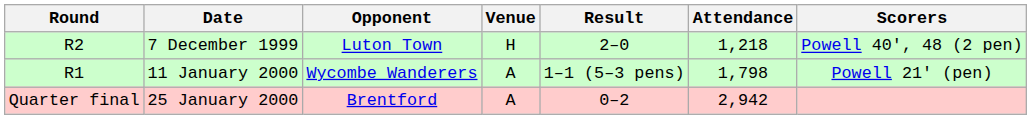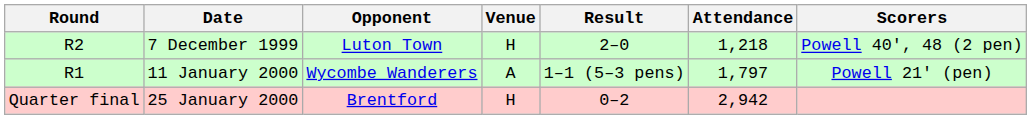(743, 73) 1,798 -> (743, 73) 1,797
(511, 100) A -> (511, 100) H
